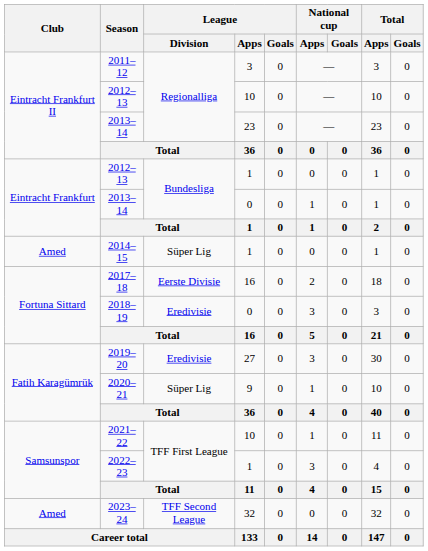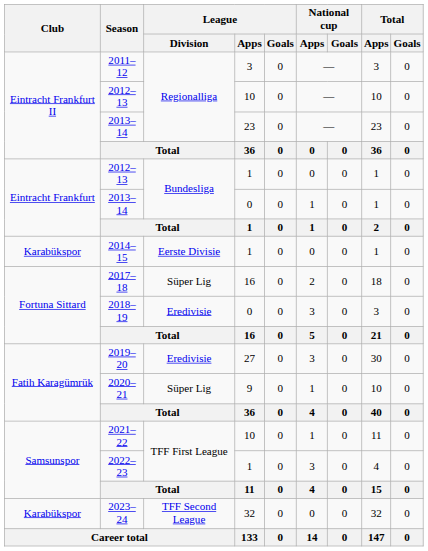(52, 251) Amed -> (52, 251) Karabükspor
(189, 251) Süper Lig -> (189, 251) Eerste Divisie
(189, 281) Eerste Divisie -> (189, 281) Süper Lig
(52, 513) Amed -> (52, 513) Karabükspor
